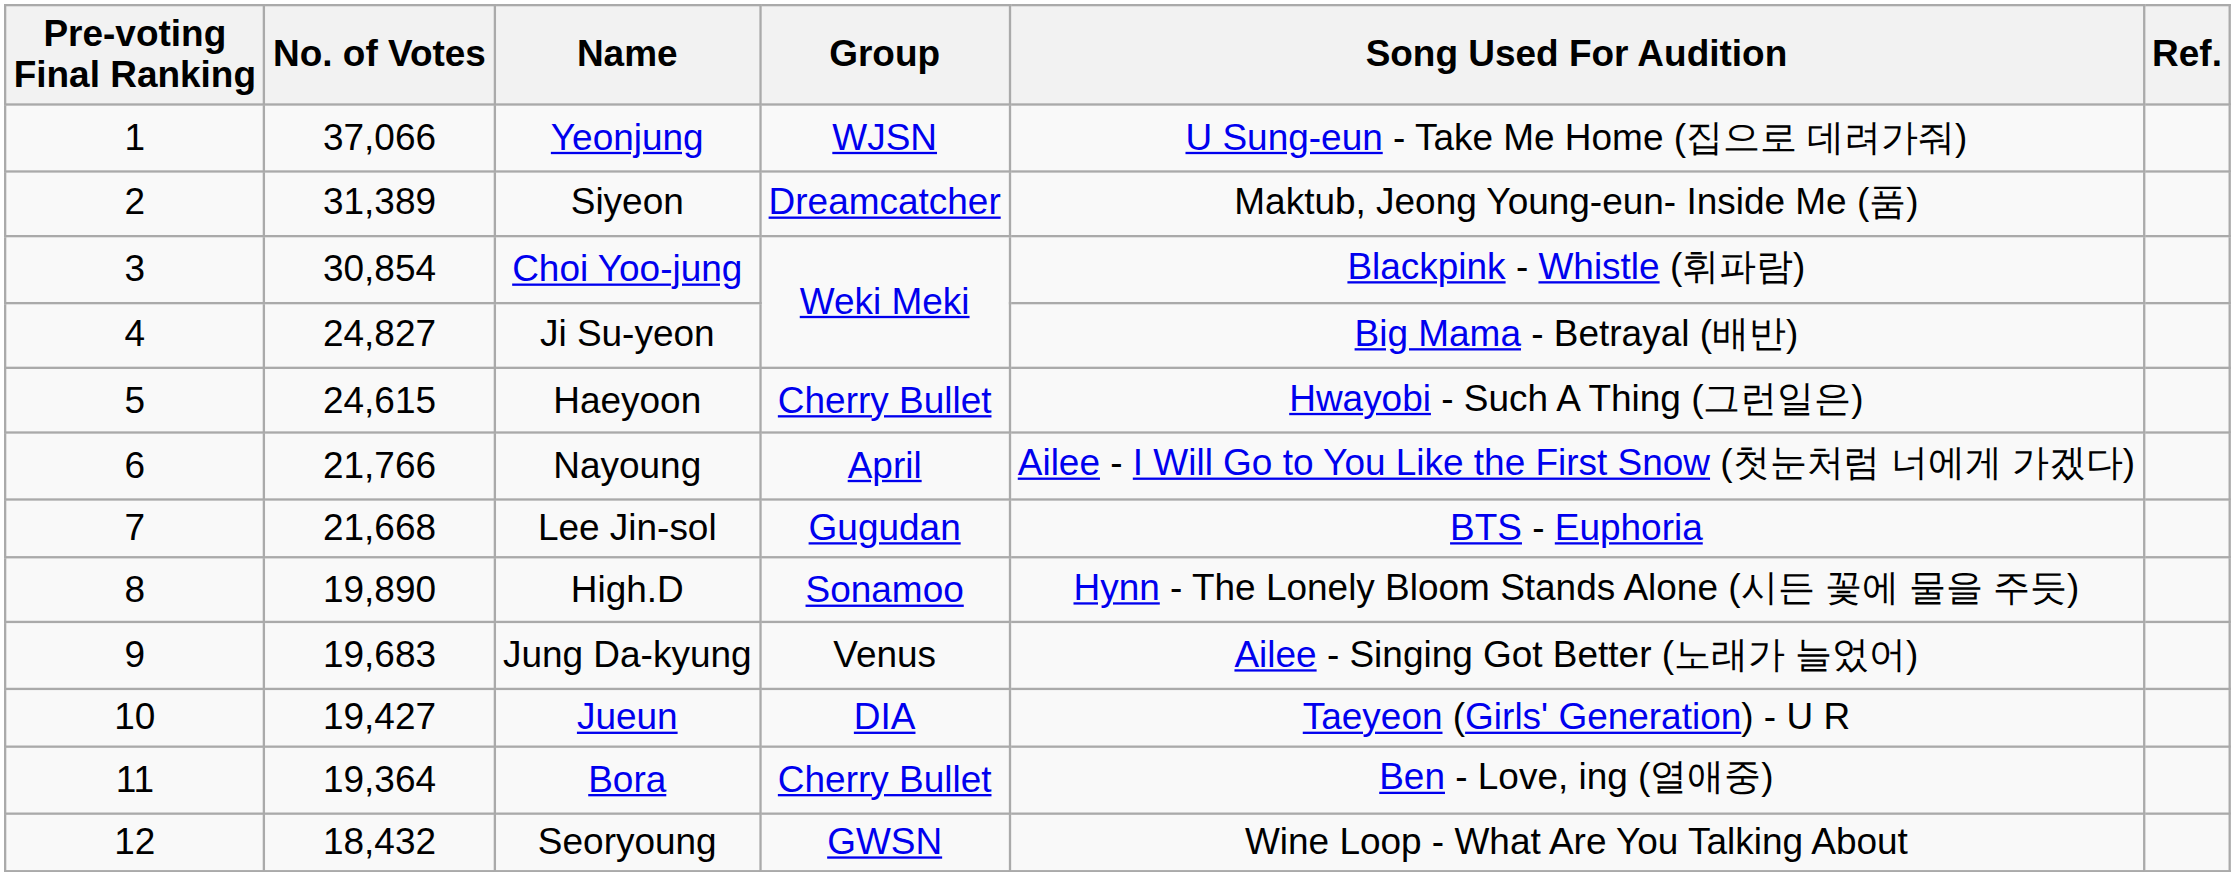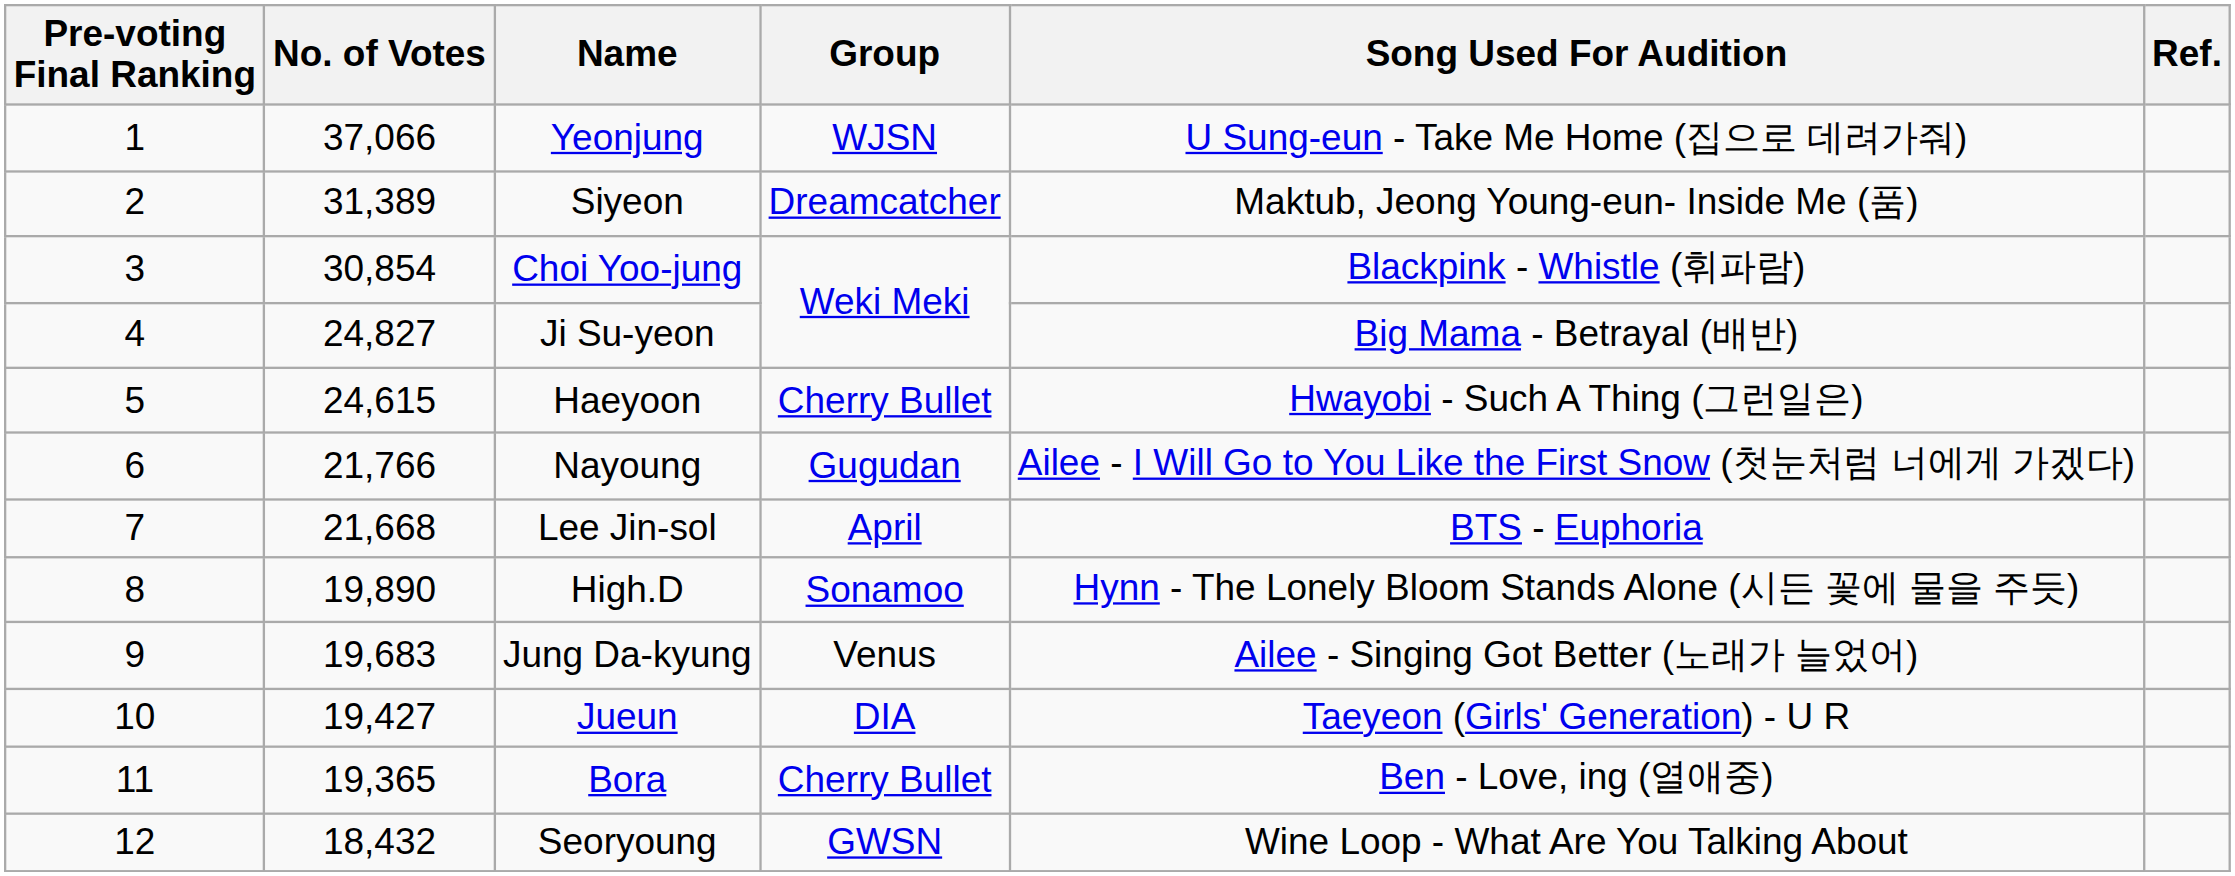(885, 465) April -> (885, 465) Gugudan
(885, 527) Gugudan -> (885, 527) April
(379, 779) 19,364 -> (379, 779) 19,365
